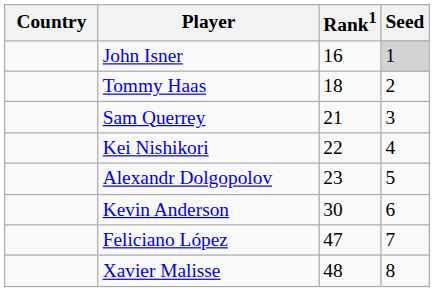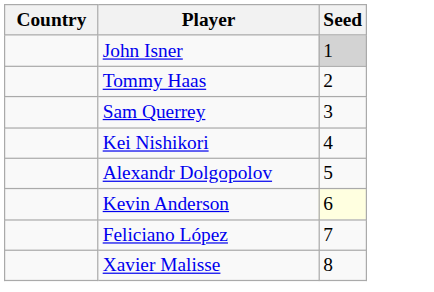- column: (350, 22)
(390, 209) no background -> (328, 204) lightyellow background
